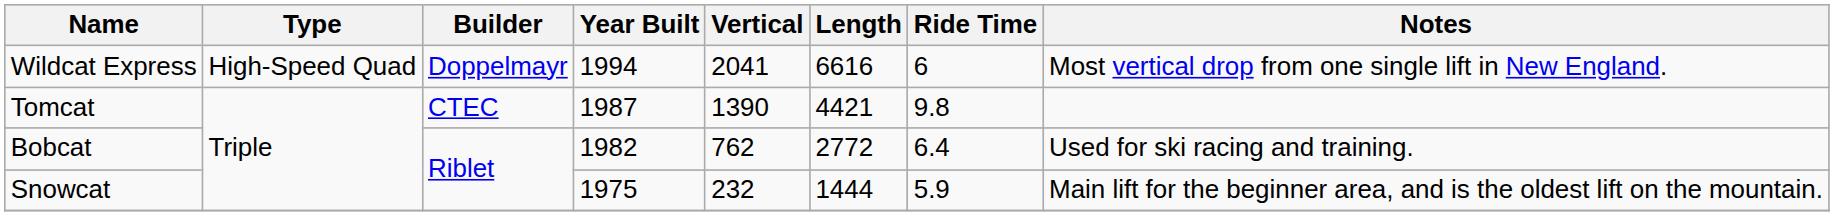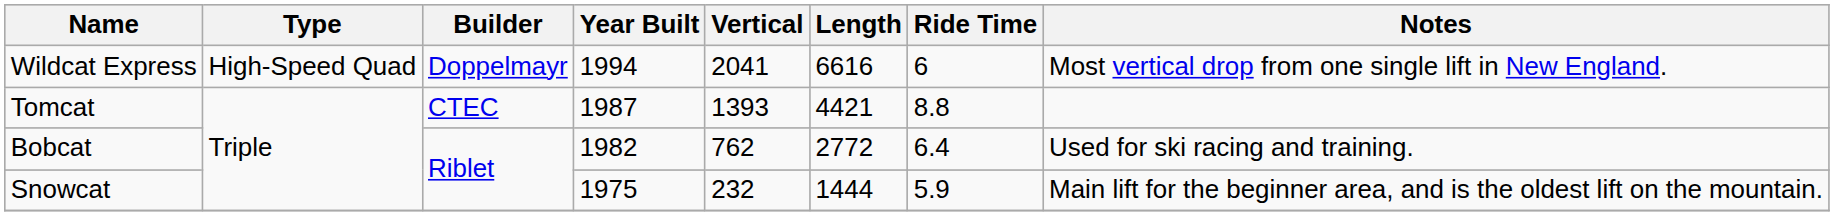(740, 107) 1390 -> (740, 107) 1393
(932, 107) 9.8 -> (932, 107) 8.8
